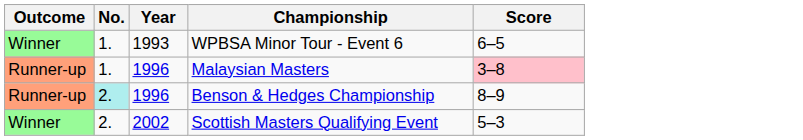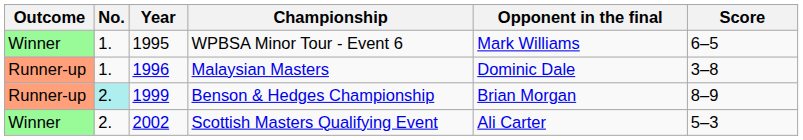+ column: (580, 17)
(151, 43) 1993 -> (151, 43) 1995
(491, 69) pink background -> (705, 69) no background
(151, 95) 1996 -> (151, 95) 1999
